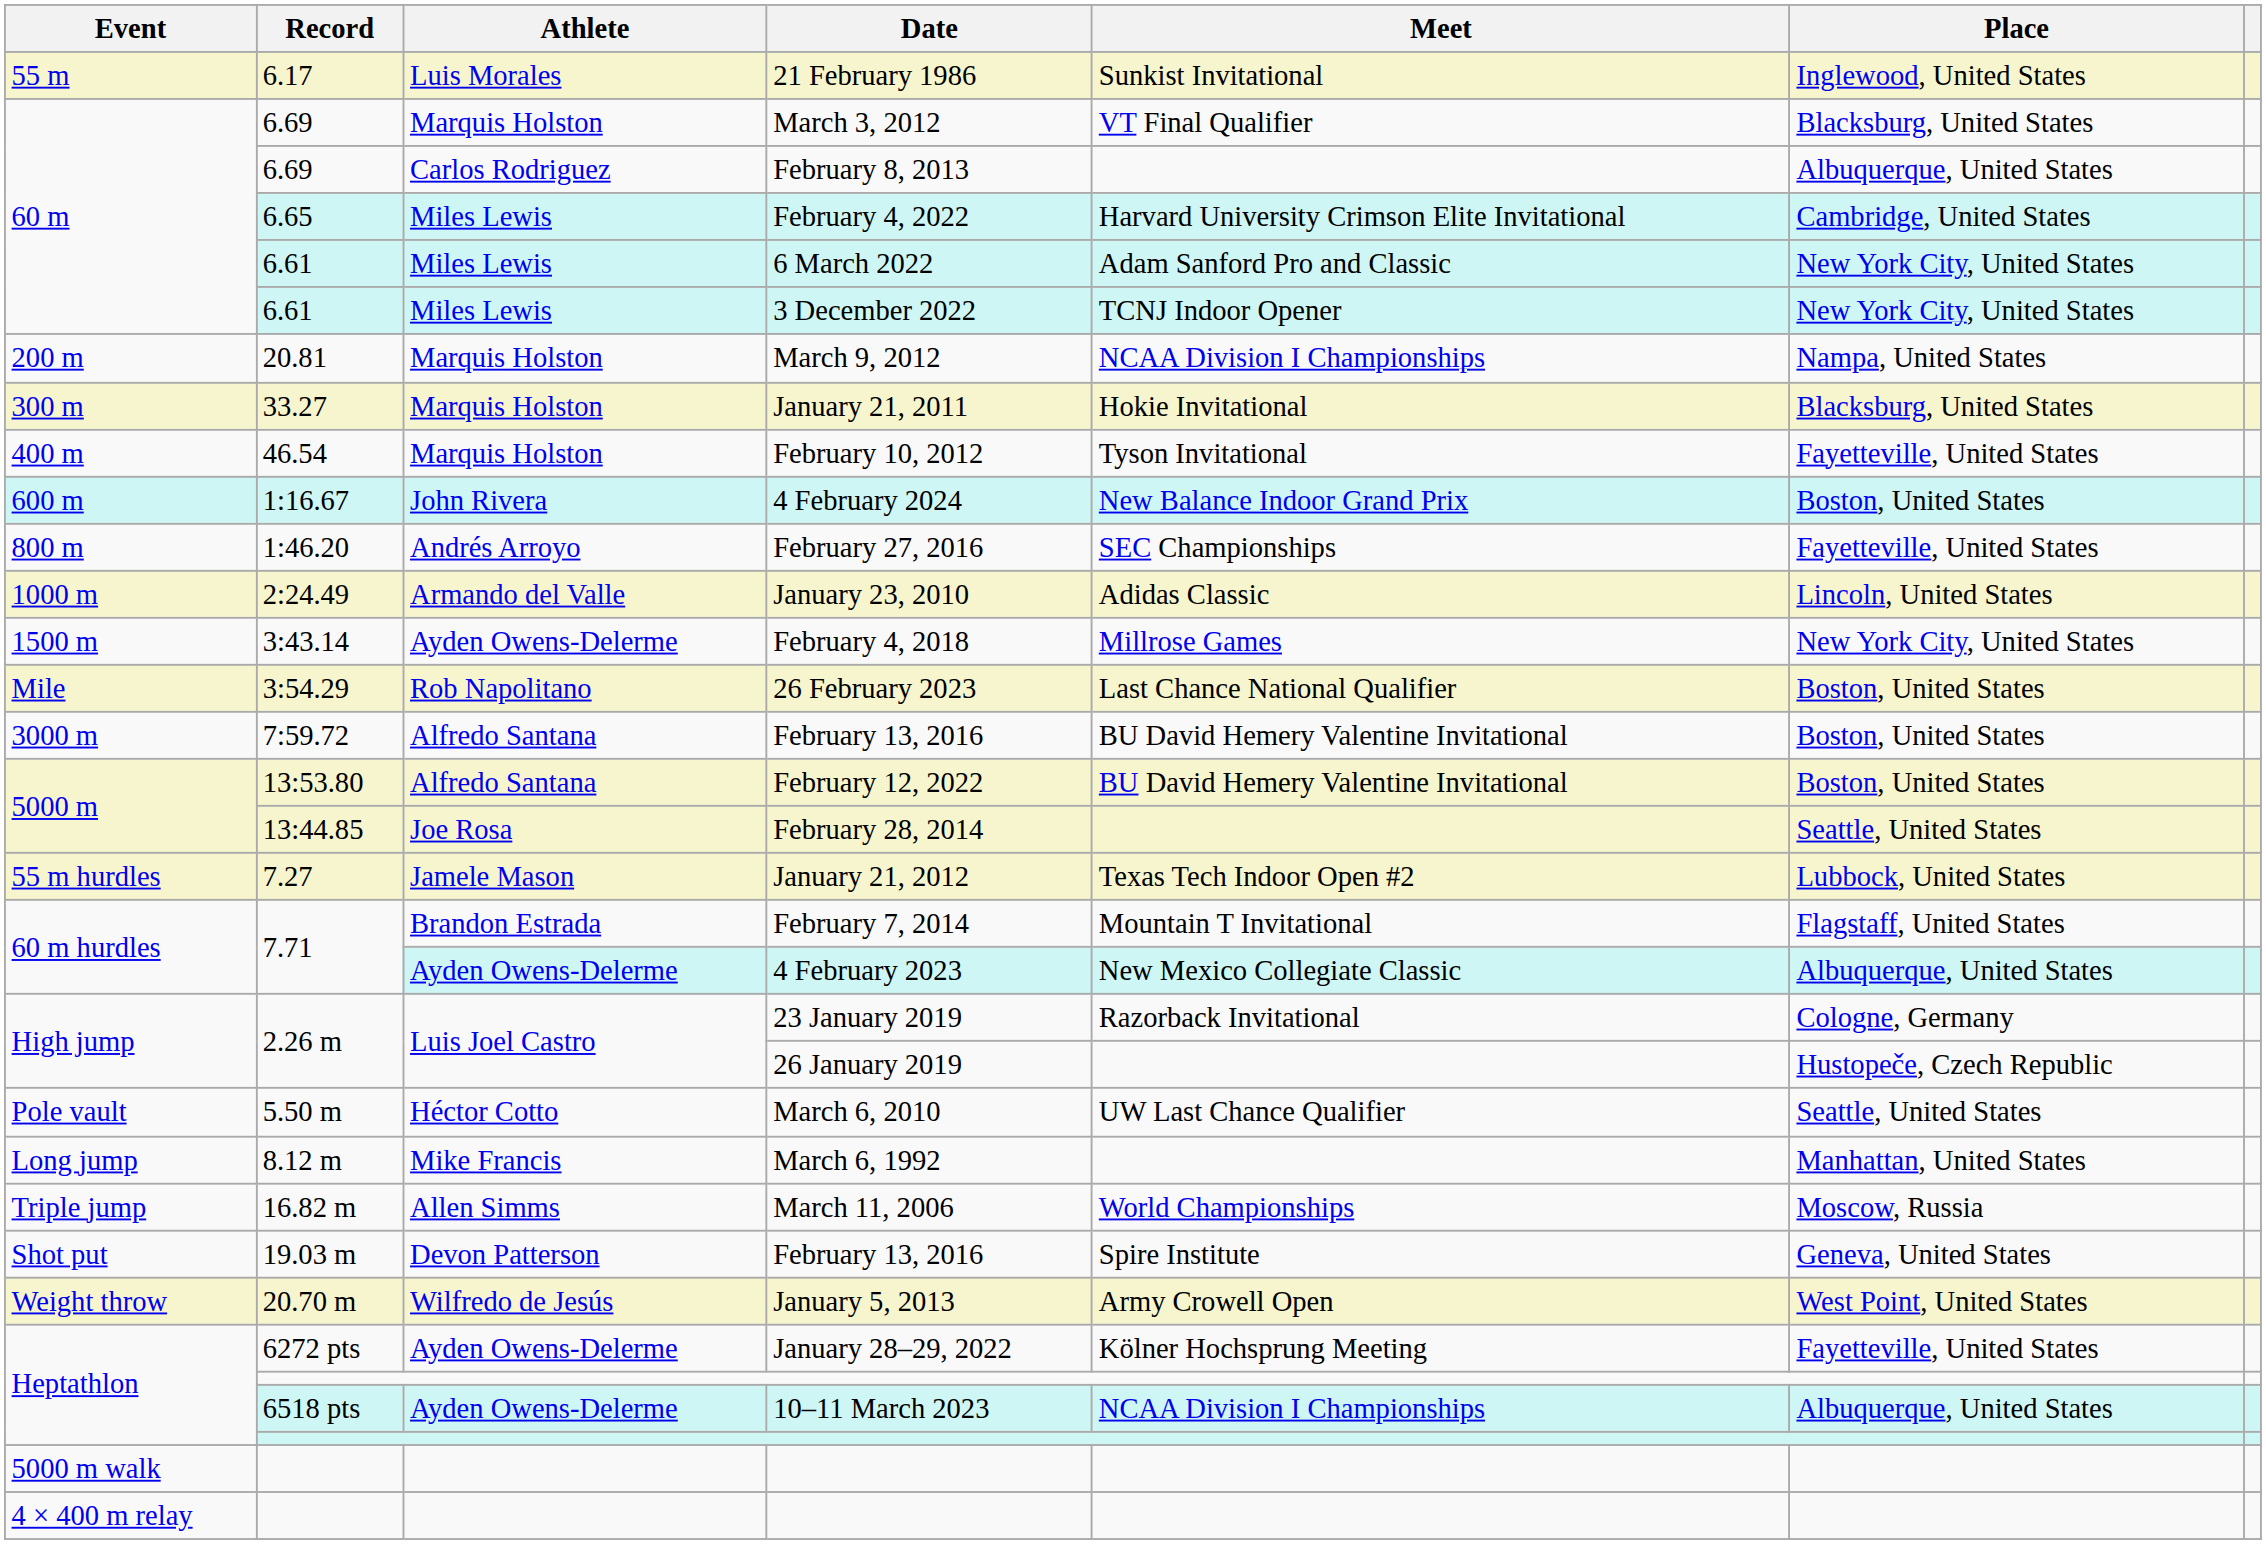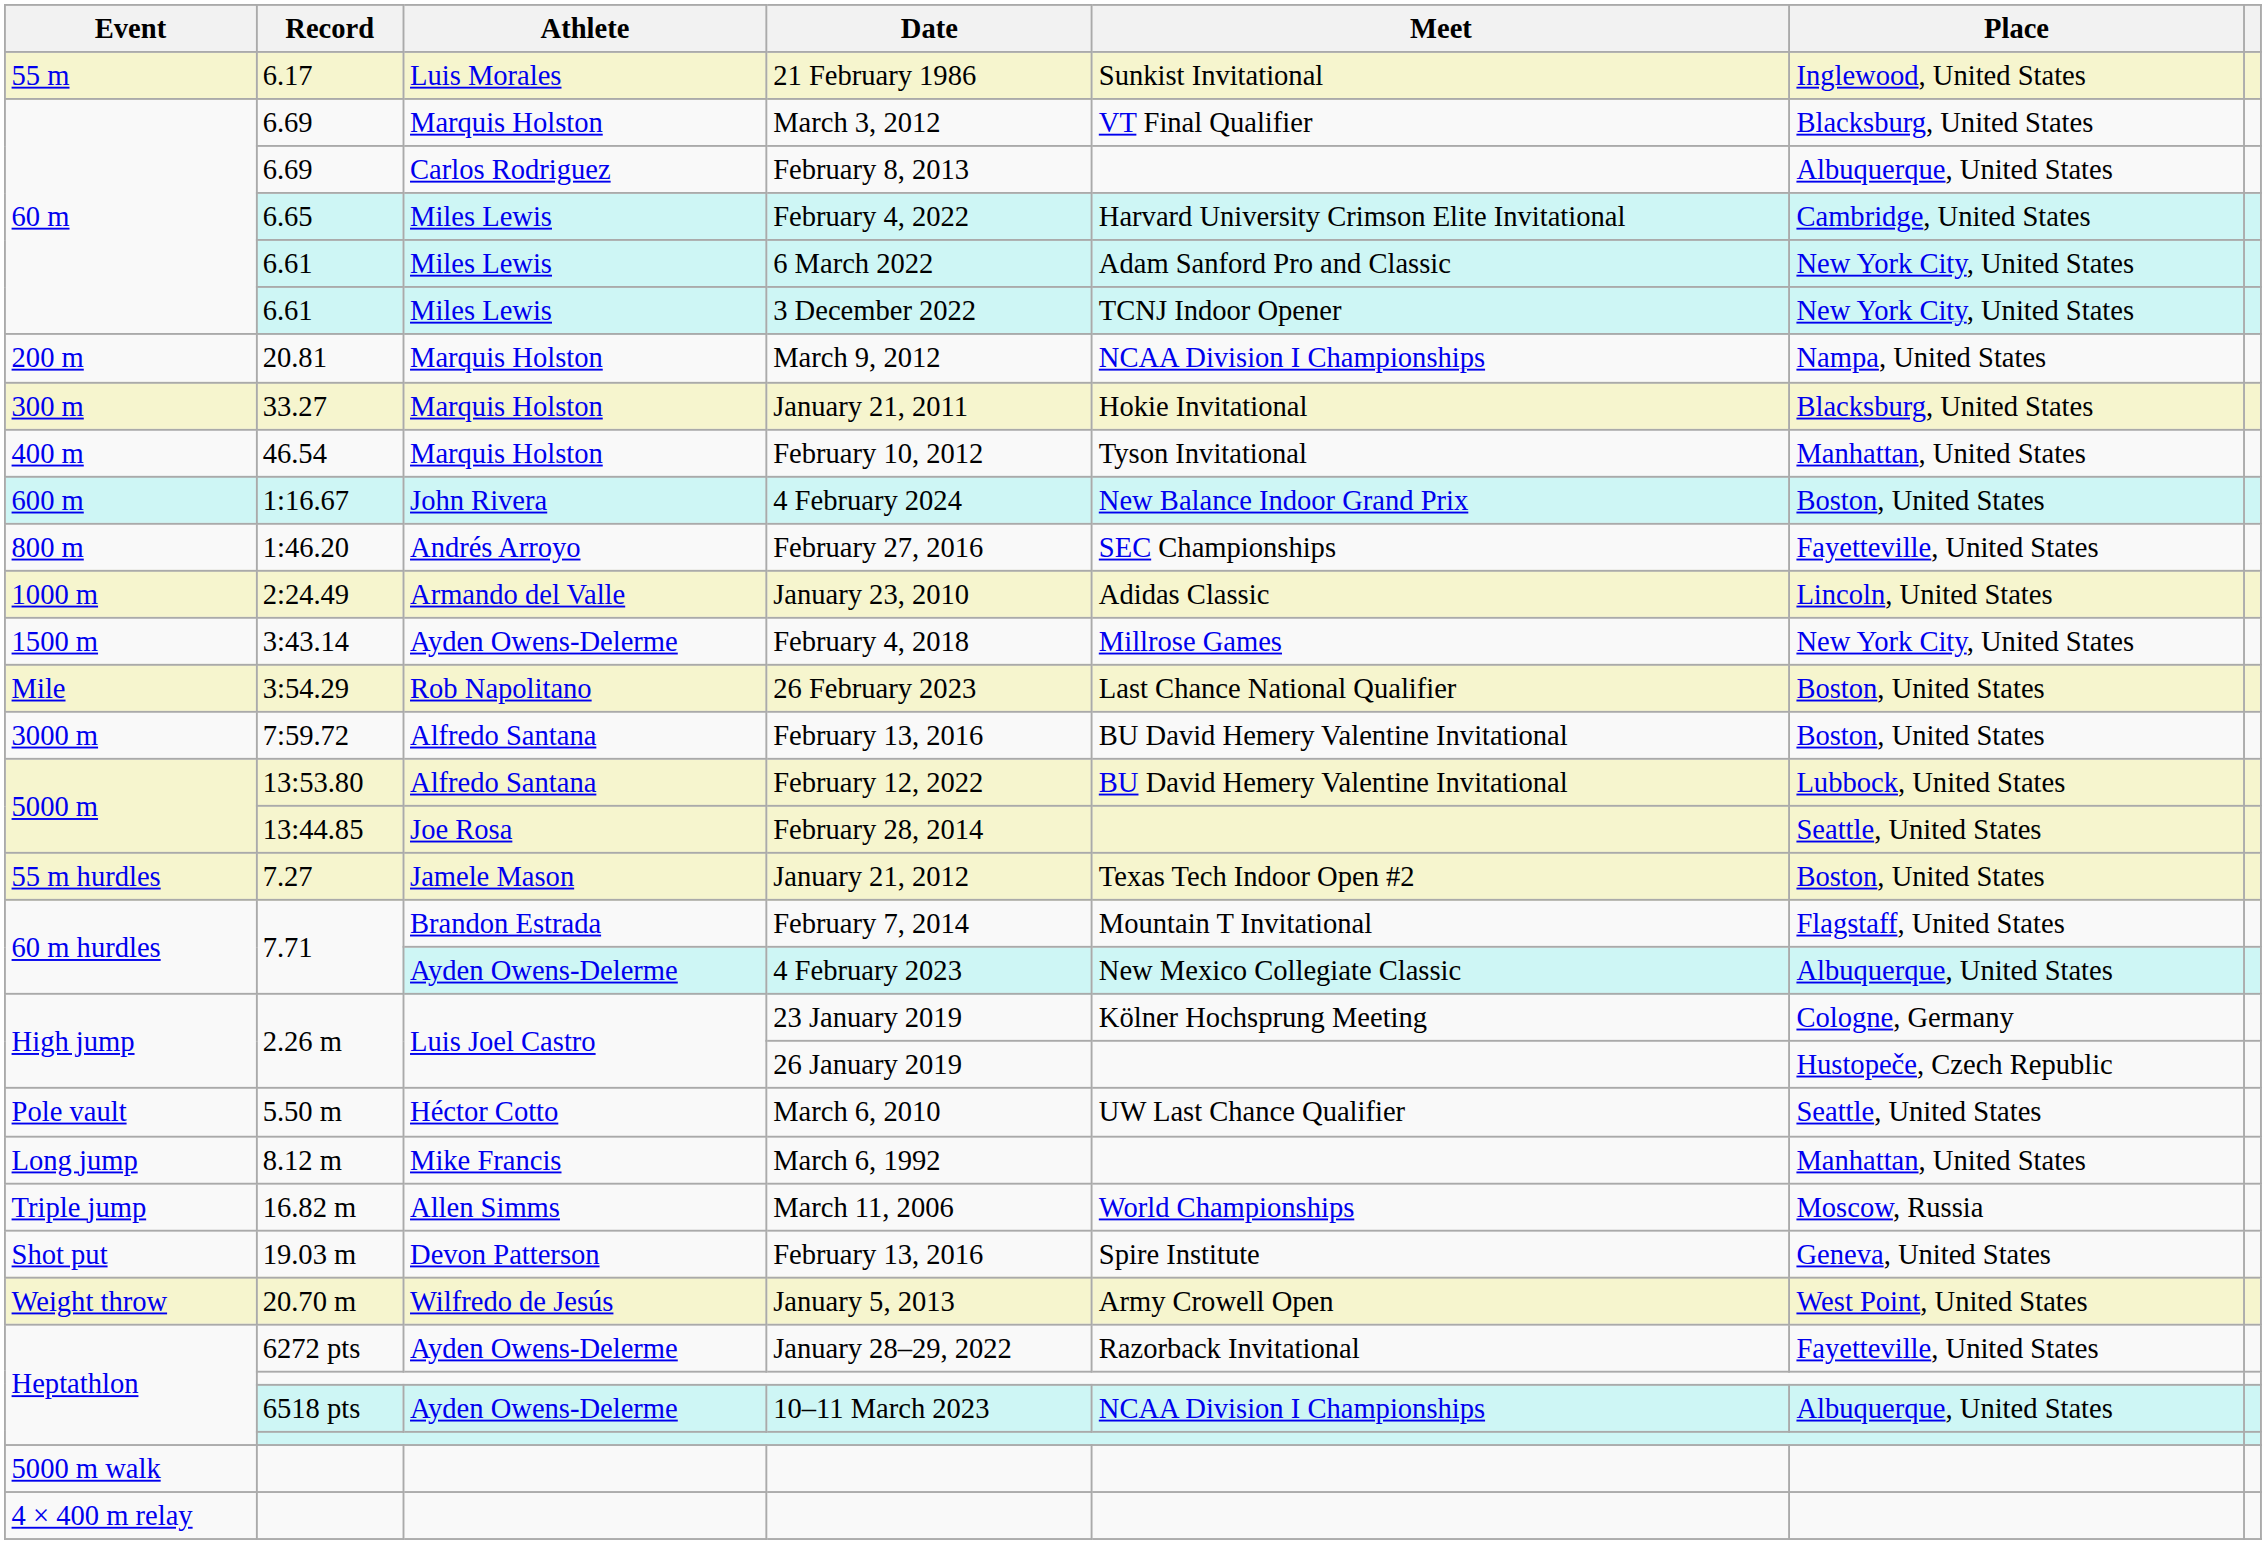(1948, 452) Fayetteville, United States -> (1941, 452) Manhattan, United States
(1921, 782) Boston, United States -> (1931, 782) Lubbock, United States
(1931, 876) Lubbock, United States -> (1921, 876) Boston, United States
(1229, 1017) Razorback Invitational -> (1263, 1017) Kölner Hochsprung Meeting
(1263, 1347) Kölner Hochsprung Meeting -> (1229, 1347) Razorback Invitational
